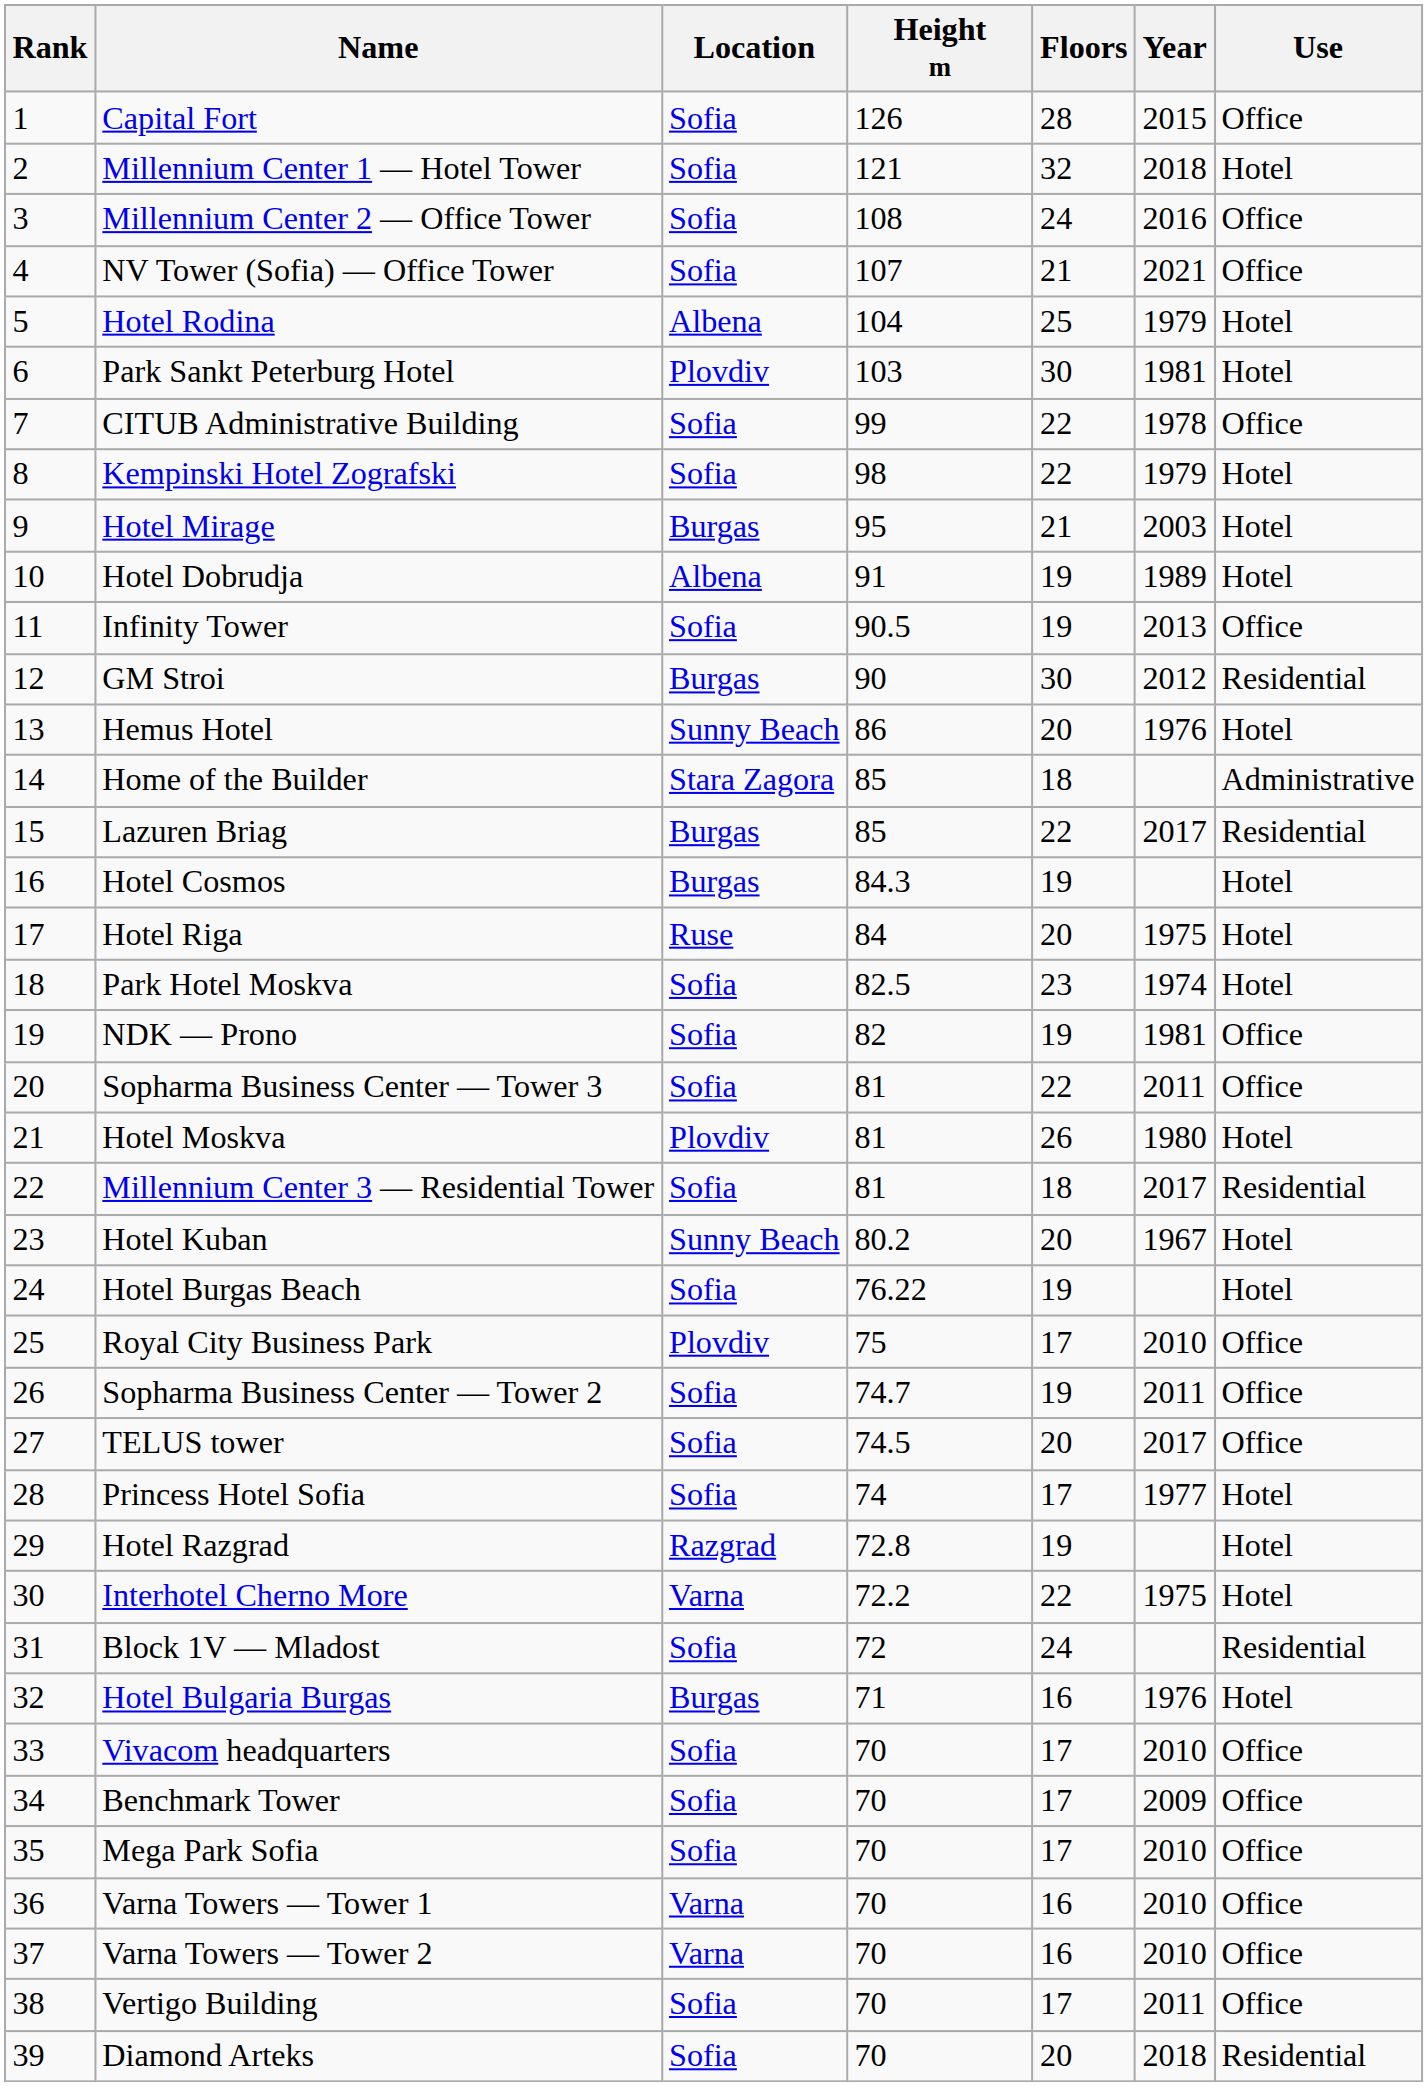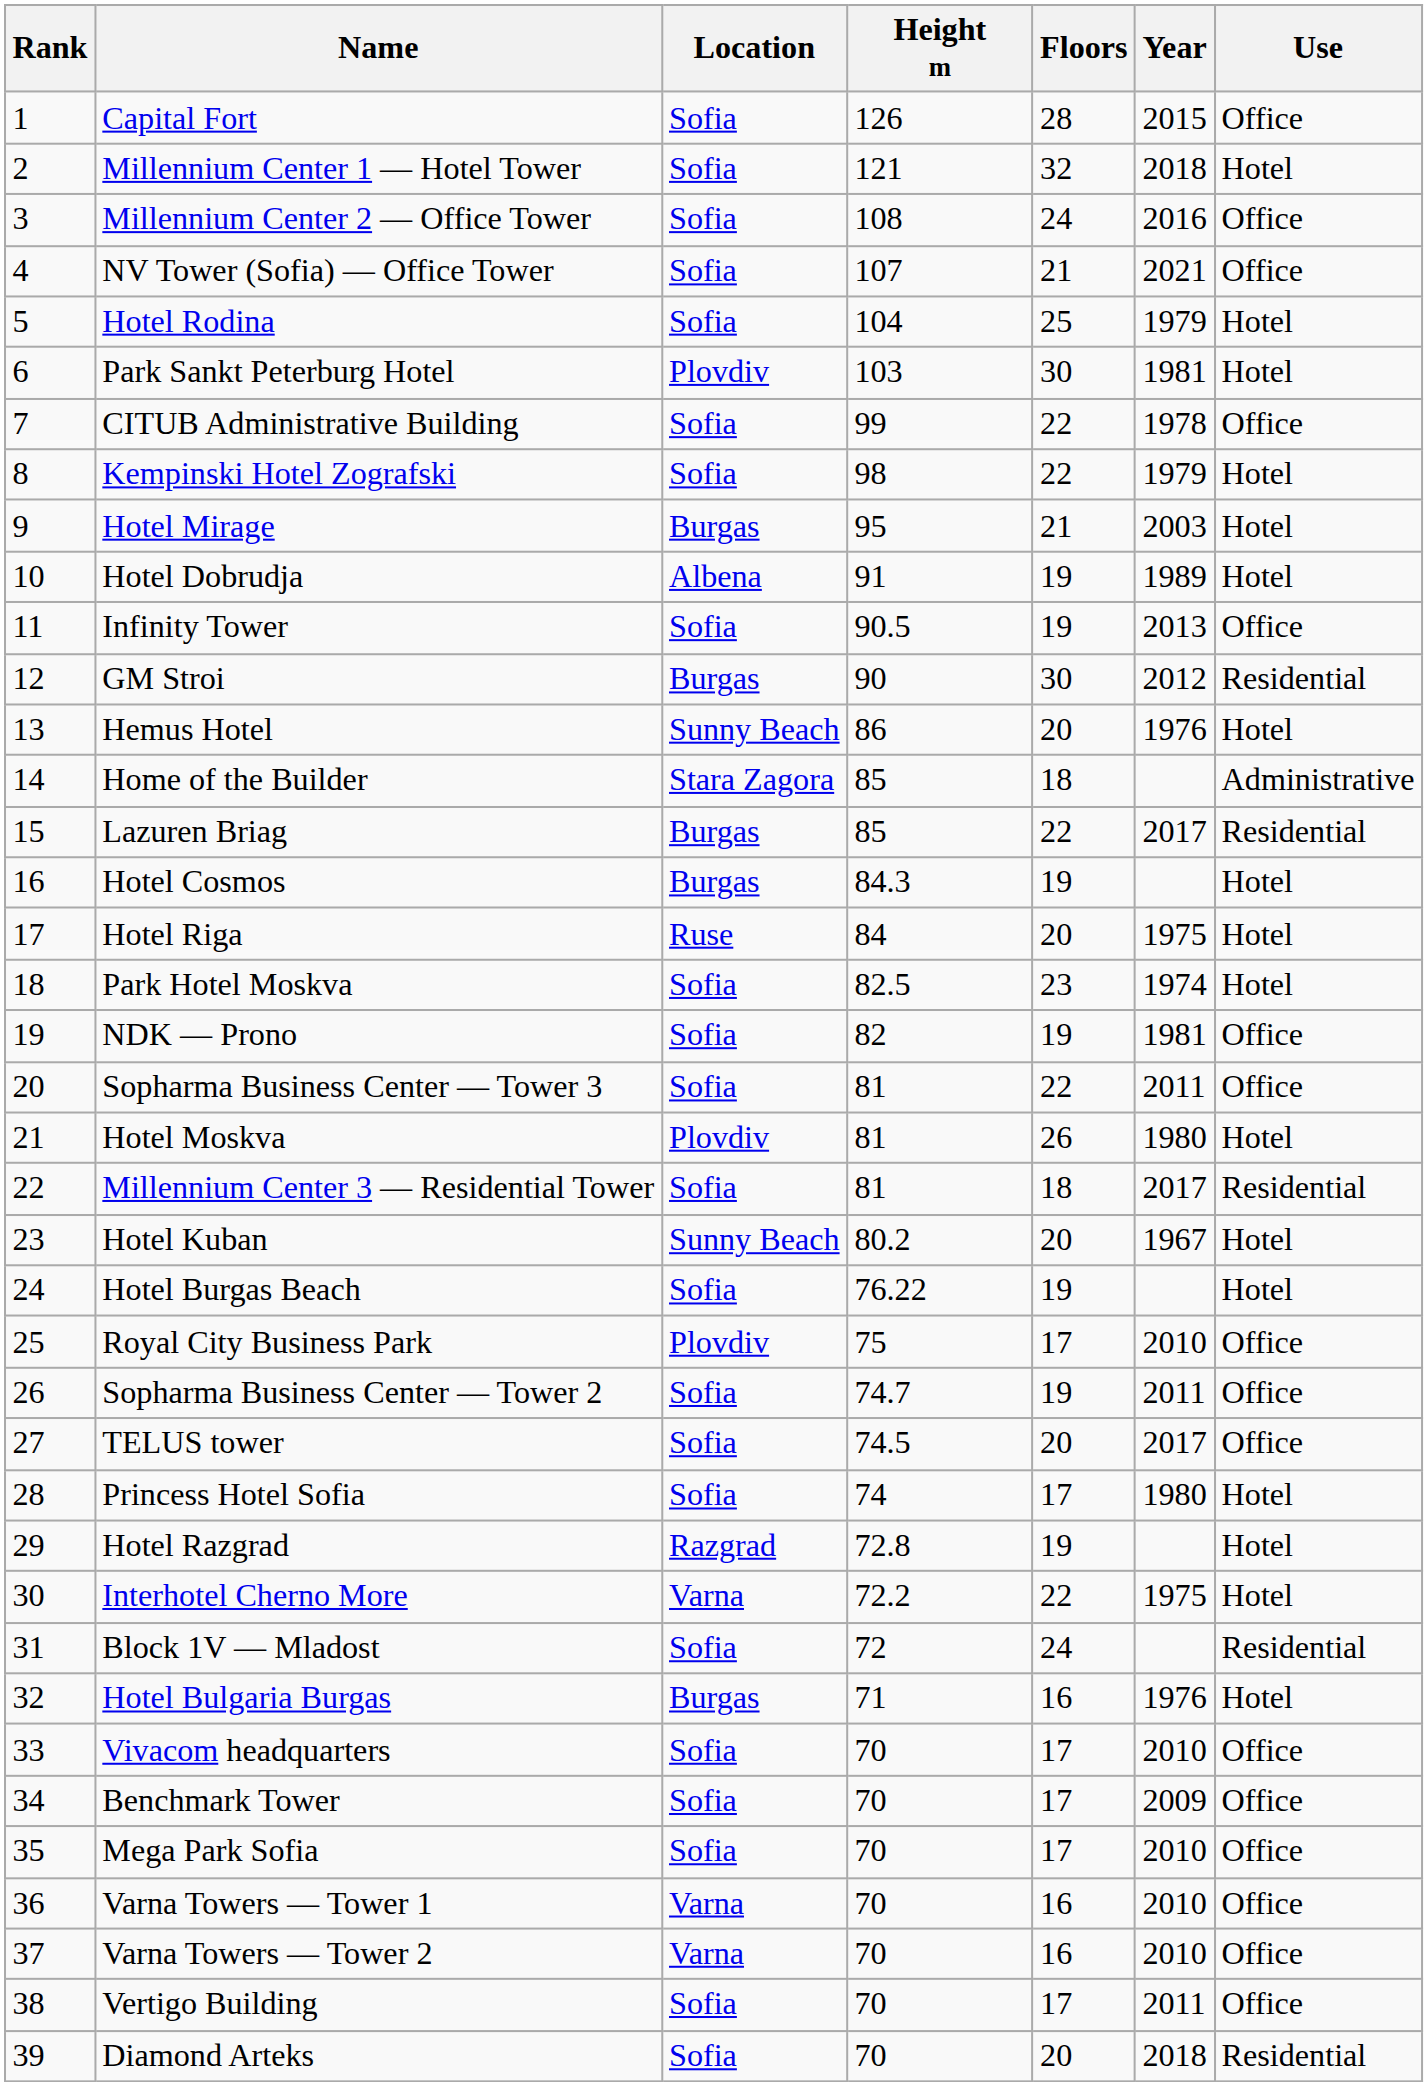(715, 321) Albena -> (703, 321) Sofia
(1175, 1494) 1977 -> (1175, 1494) 1980
